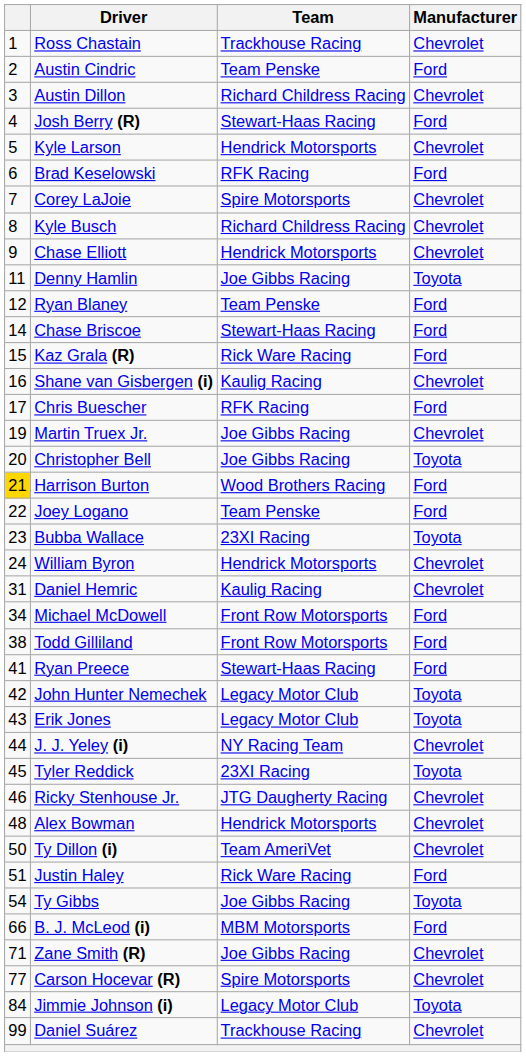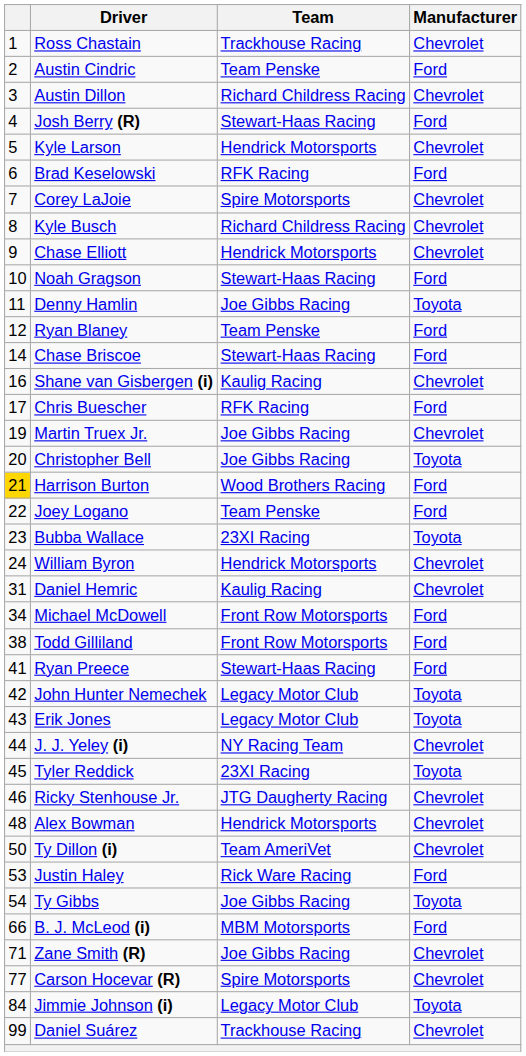+ row: (88, 278)
- row: (84, 356)
(17, 875) 51 -> (17, 875) 53
